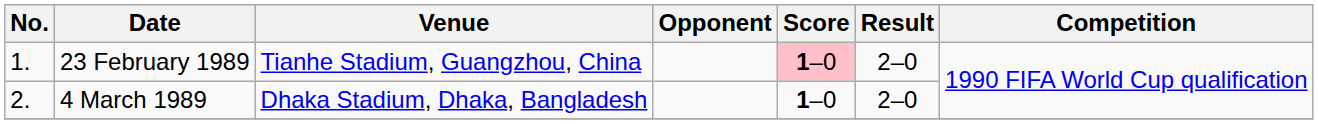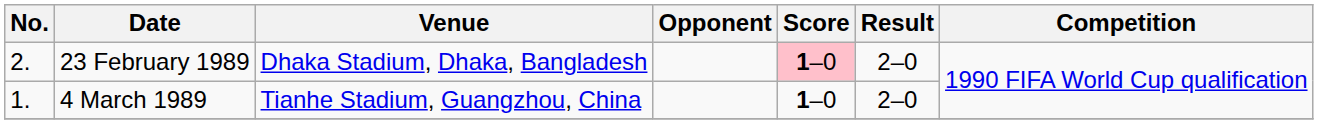(20, 61) 1. -> (20, 61) 2.
(451, 61) Tianhe Stadium, Guangzhou, China -> (454, 61) Dhaka Stadium, Dhaka, Bangladesh
(20, 99) 2. -> (20, 99) 1.
(454, 99) Dhaka Stadium, Dhaka, Bangladesh -> (451, 99) Tianhe Stadium, Guangzhou, China
